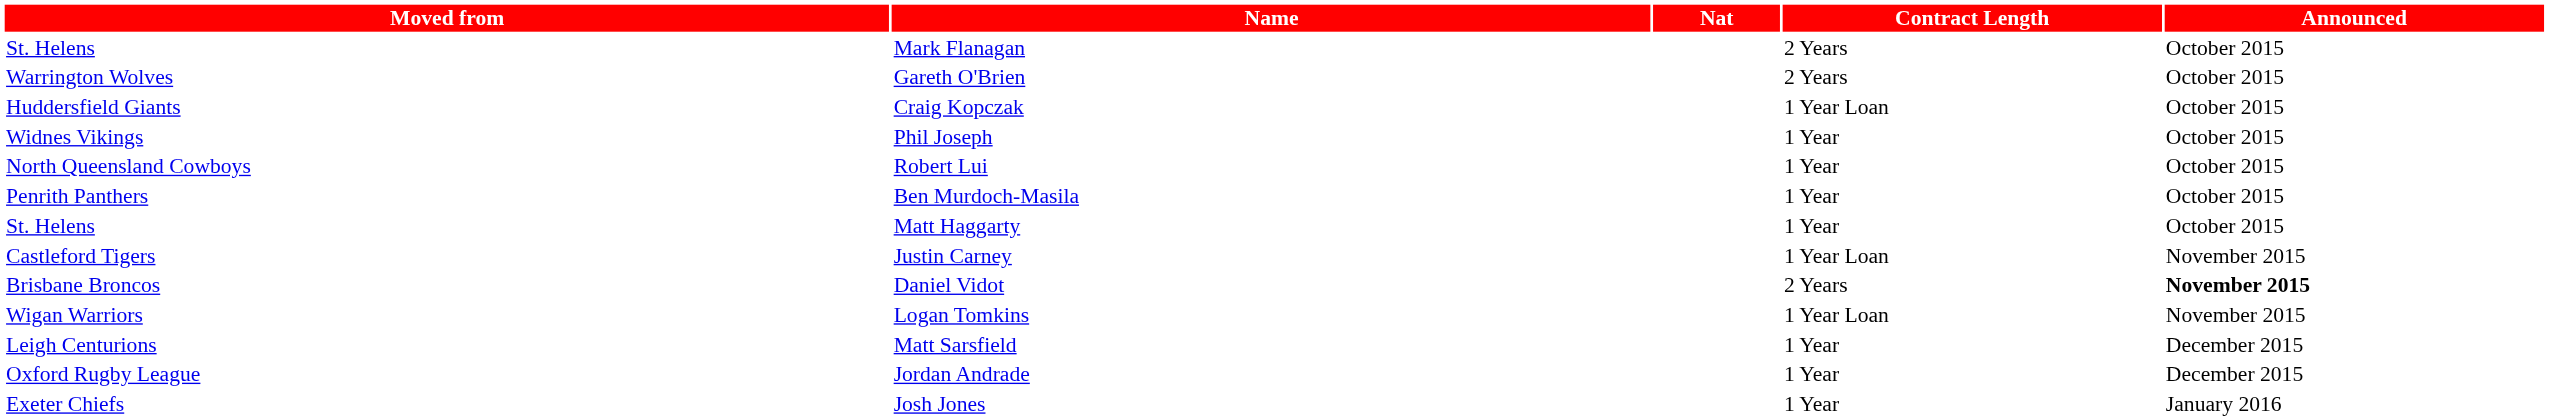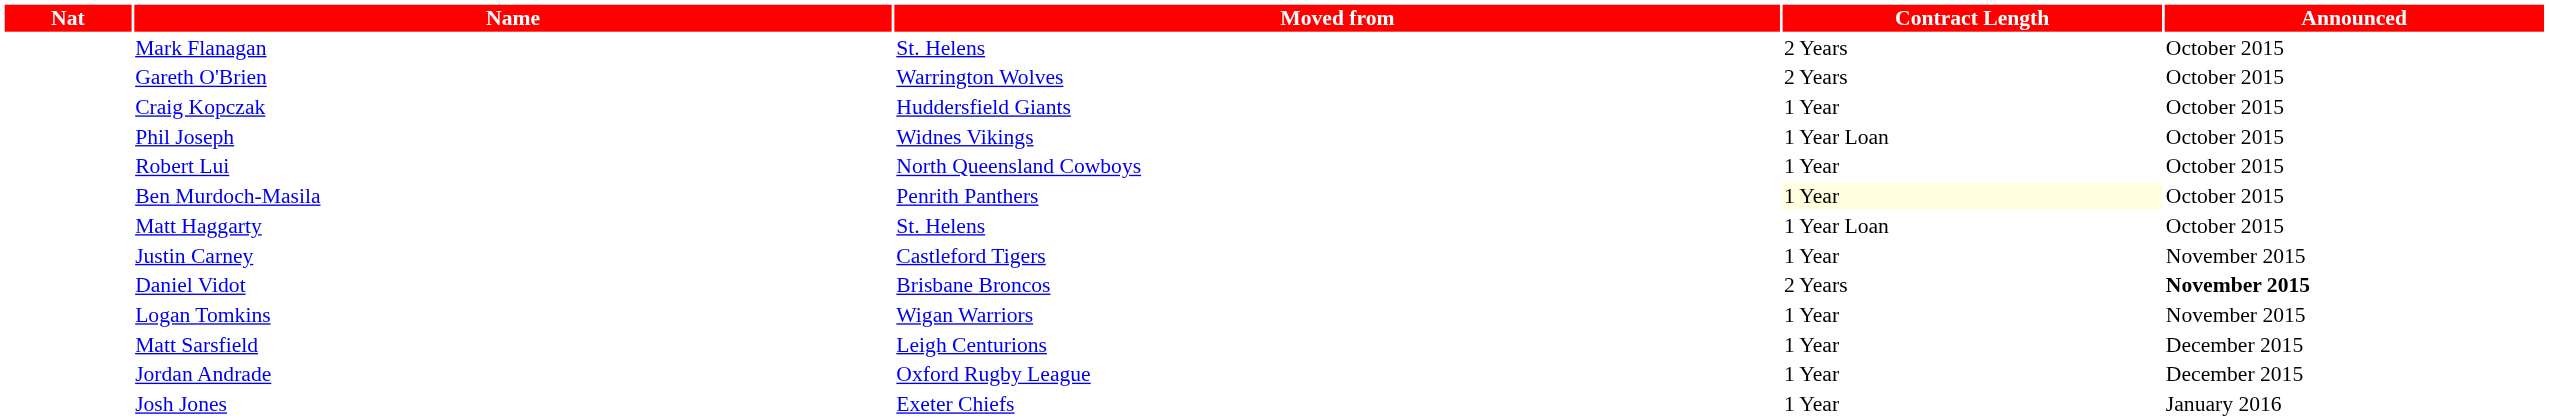columns swapped: (1717, 18) <-> (447, 18)
(1836, 107) 1 Year Loan -> (1812, 107) 1 Year
(1812, 136) 1 Year -> (1836, 136) 1 Year Loan
(1812, 196) no background -> (1812, 196) lightyellow background
(1812, 225) 1 Year -> (1836, 225) 1 Year Loan
(1836, 255) 1 Year Loan -> (1812, 255) 1 Year
(1836, 315) 1 Year Loan -> (1812, 315) 1 Year
